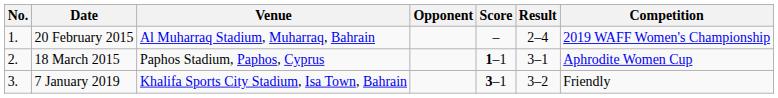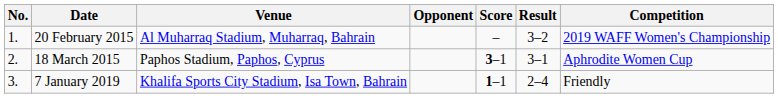(538, 37) 2–4 -> (538, 37) 3–2
(496, 59) 1–1 -> (496, 59) 3–1
(496, 81) 3–1 -> (496, 81) 1–1
(538, 81) 3–2 -> (538, 81) 2–4
